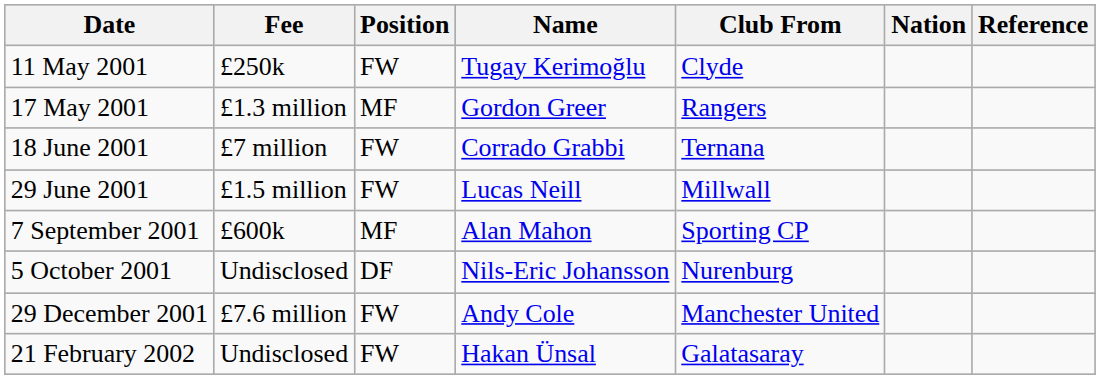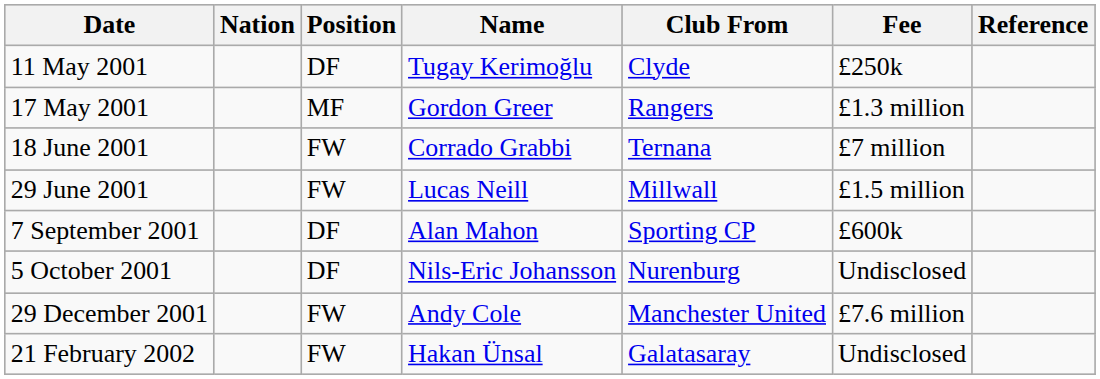columns swapped: (929, 25) <-> (284, 25)
(379, 66) FW -> (323, 66) DF
(379, 230) MF -> (323, 230) DF
